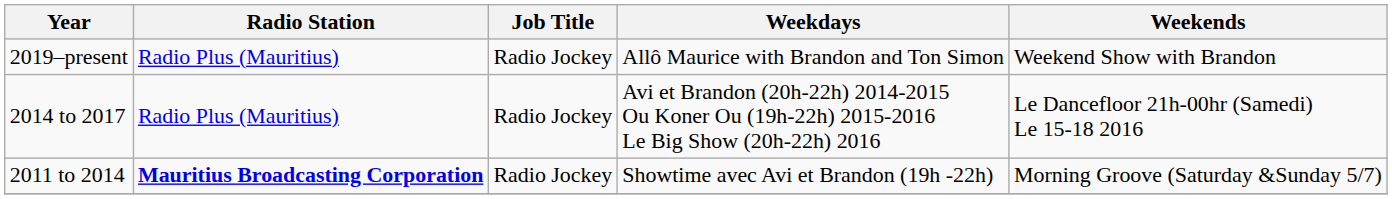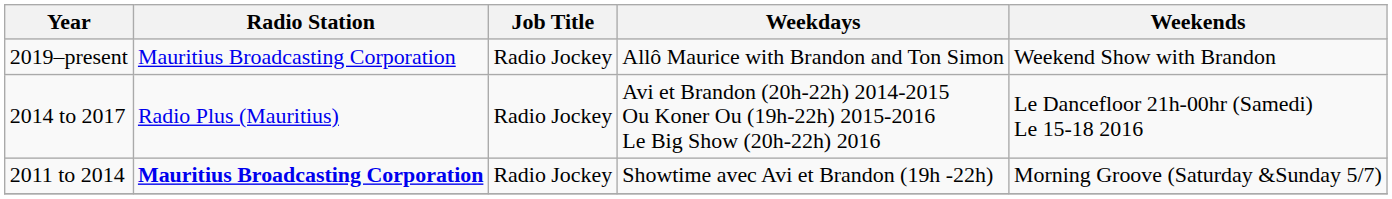(238, 56) Radio Plus (Mauritius) -> (297, 56) Mauritius Broadcasting Corporation
